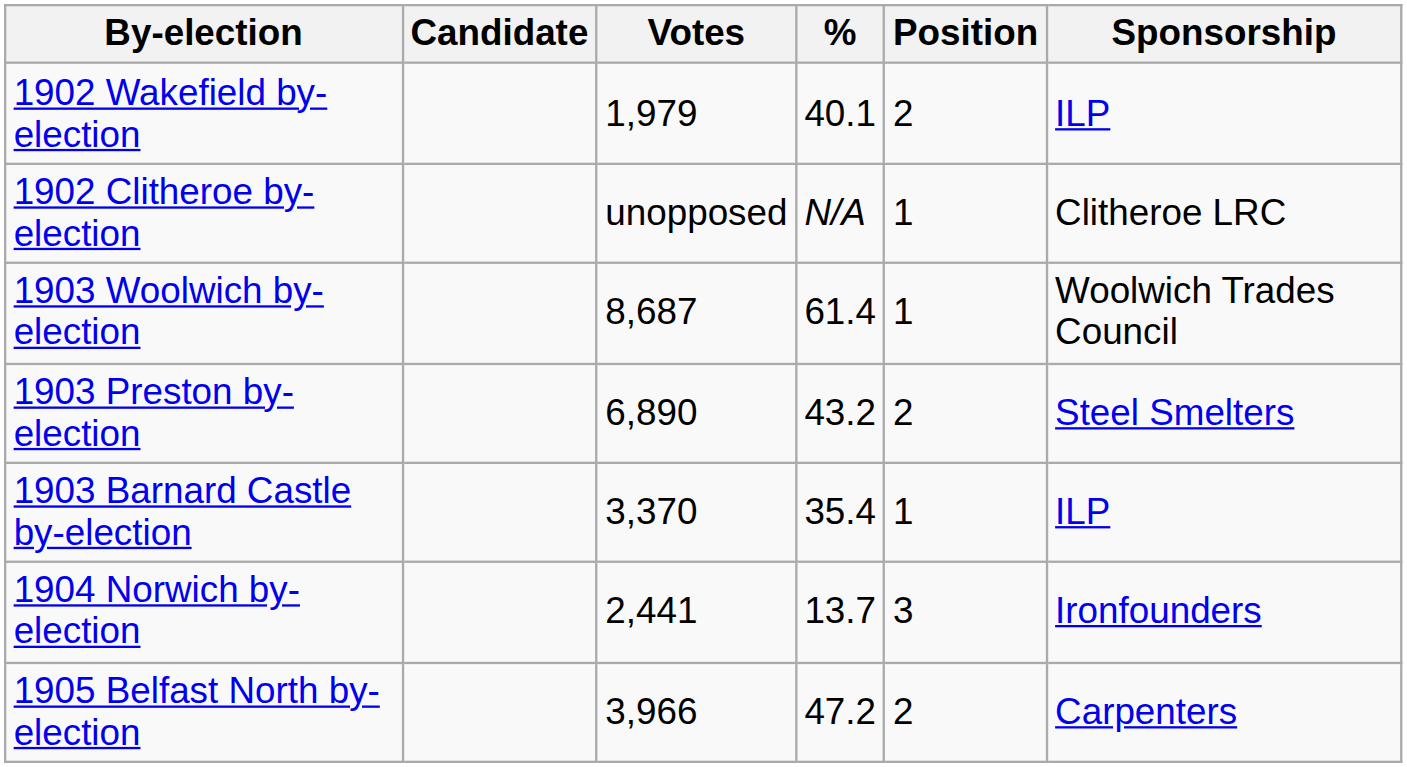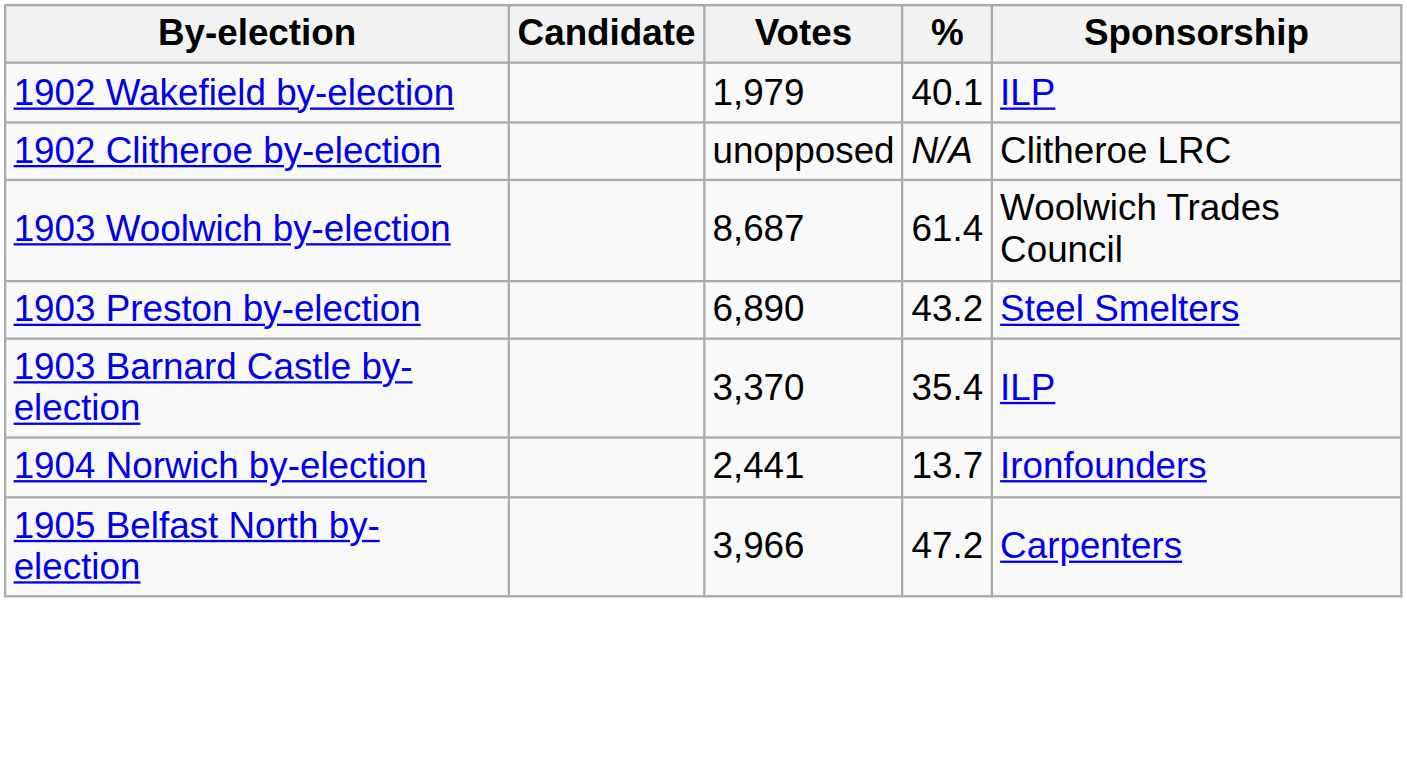- column: (966, 33)
